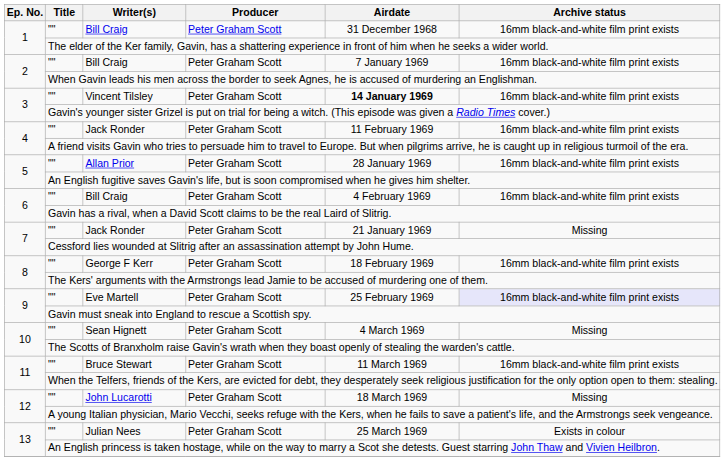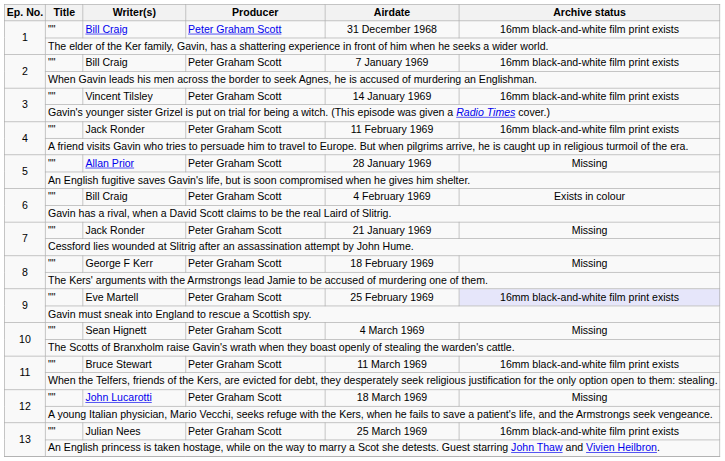(392, 96) bold -> (392, 96) normal
(590, 163) 16mm black-and-white film print exists -> (590, 163) Missing
(590, 197) 16mm black-and-white film print exists -> (590, 197) Exists in colour
(590, 264) 16mm black-and-white film print exists -> (590, 264) Missing
(590, 431) Exists in colour -> (590, 431) 16mm black-and-white film print exists
